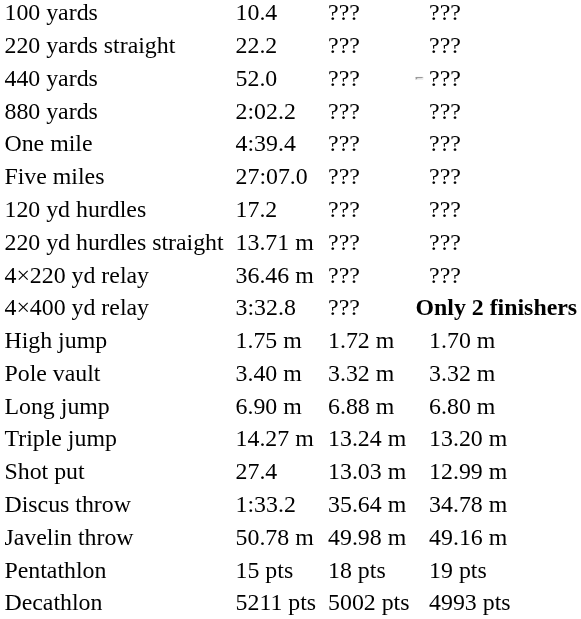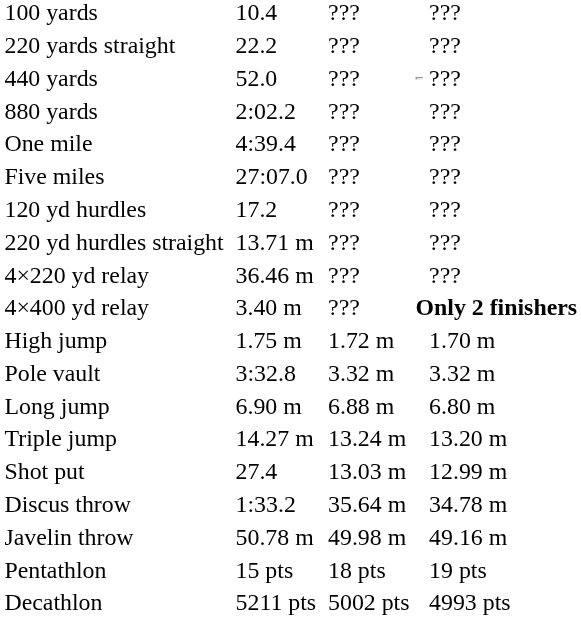(266, 307) 3:32.8 -> (269, 307) 3.40 m
(269, 373) 3.40 m -> (266, 373) 3:32.8
